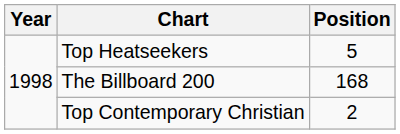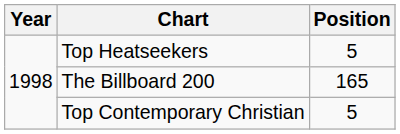(352, 81) 168 -> (352, 81) 165
(352, 112) 2 -> (352, 112) 5
